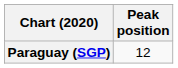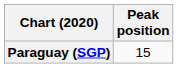(143, 52) 12 -> (143, 52) 15
